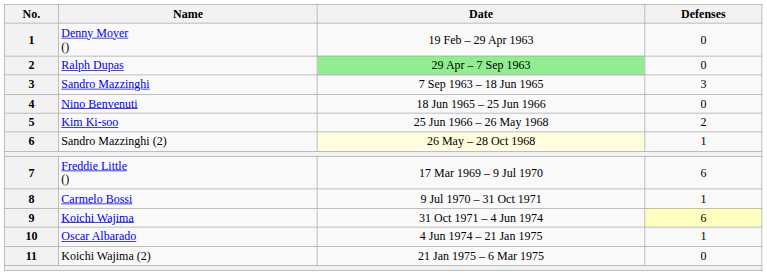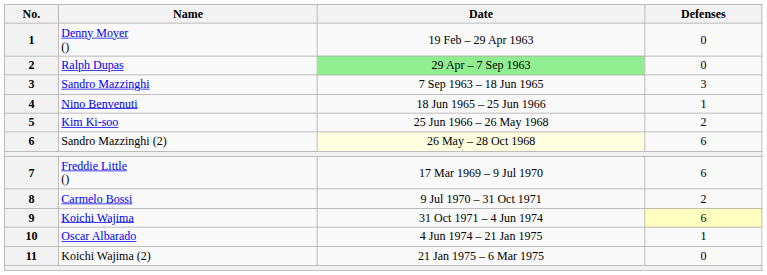(703, 103) 0 -> (703, 103) 1
(703, 141) 1 -> (703, 141) 6
(703, 198) 1 -> (703, 198) 2
